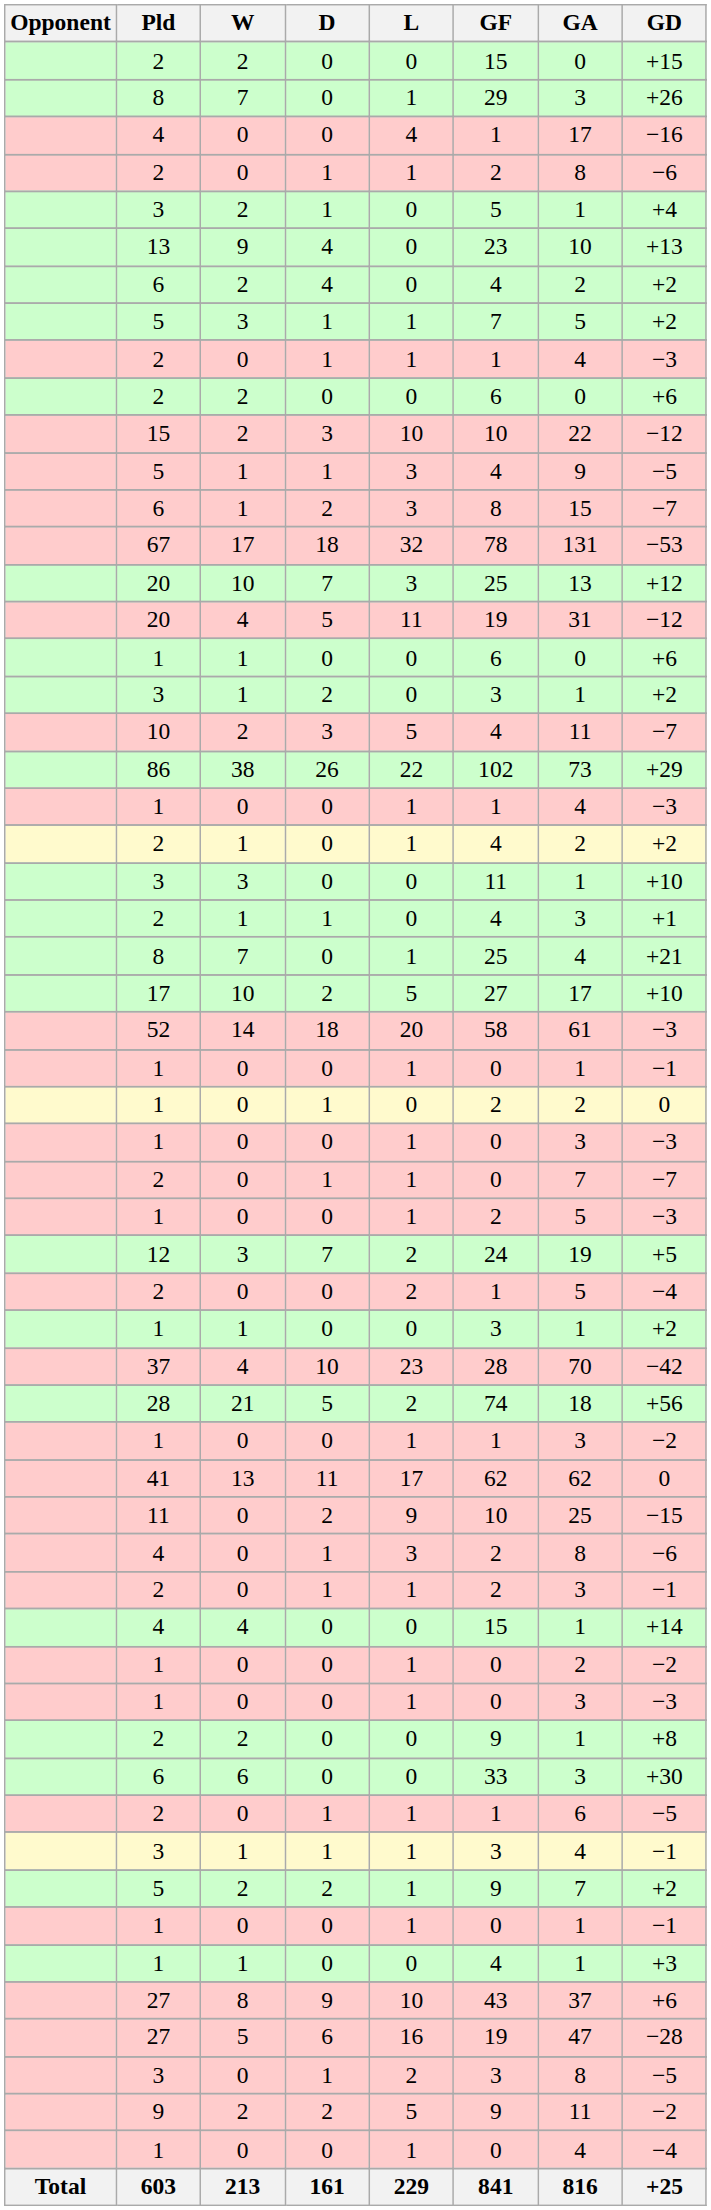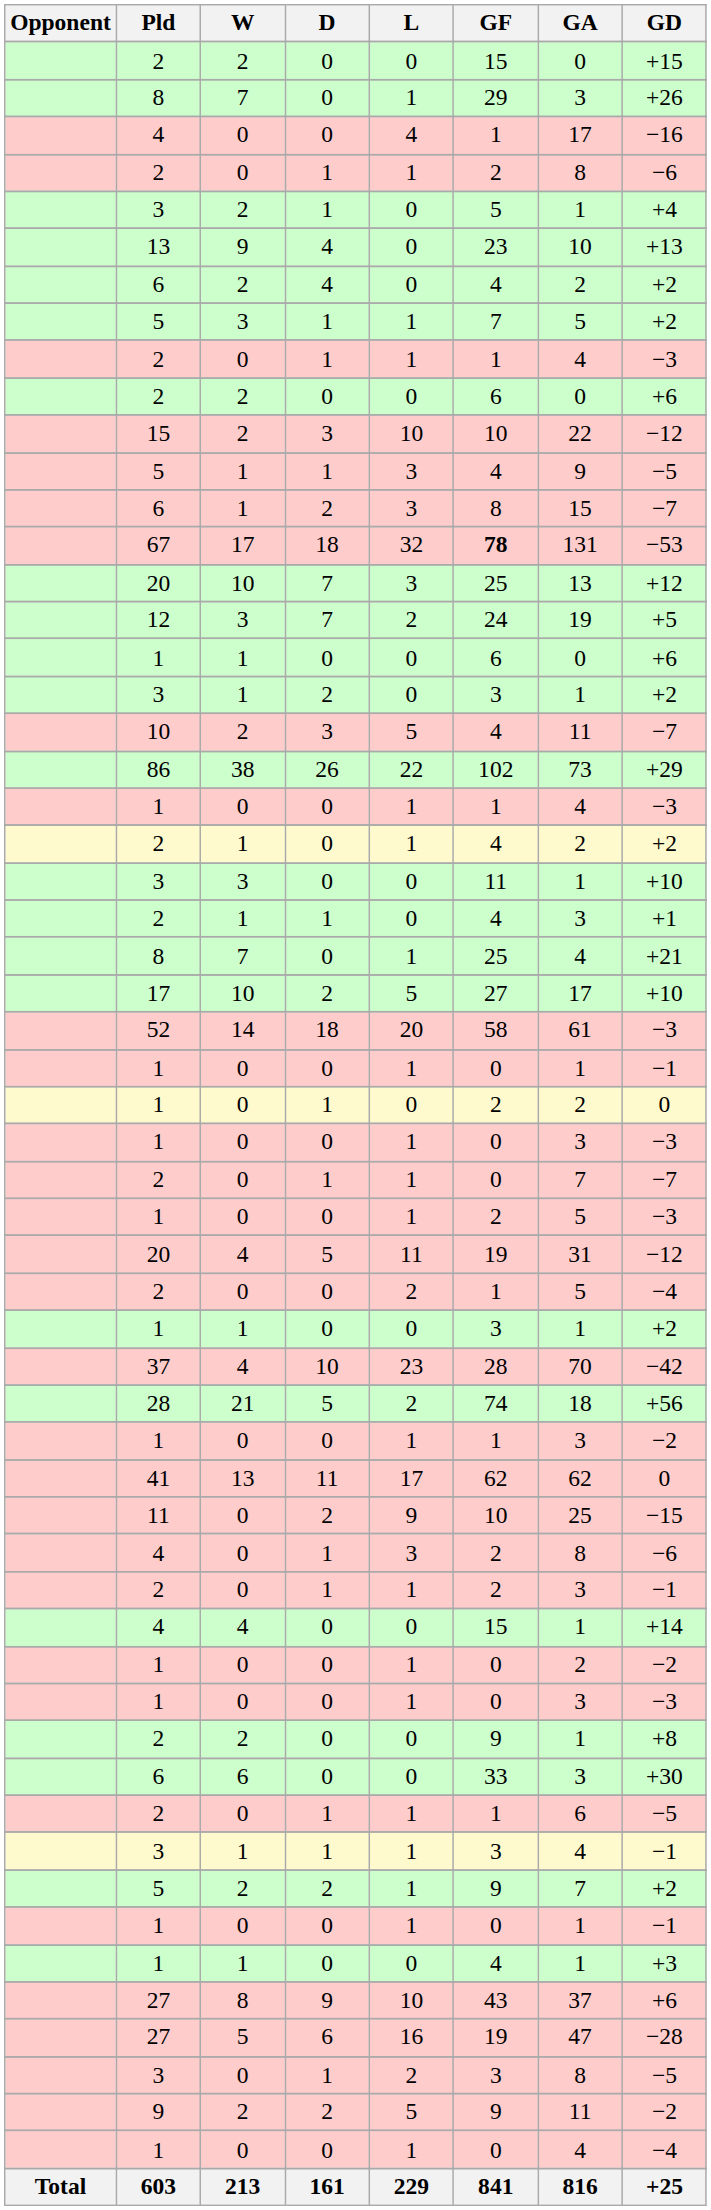(496, 545) normal -> (496, 545) bold
rows swapped: (158, 1254) <-> (158, 619)
